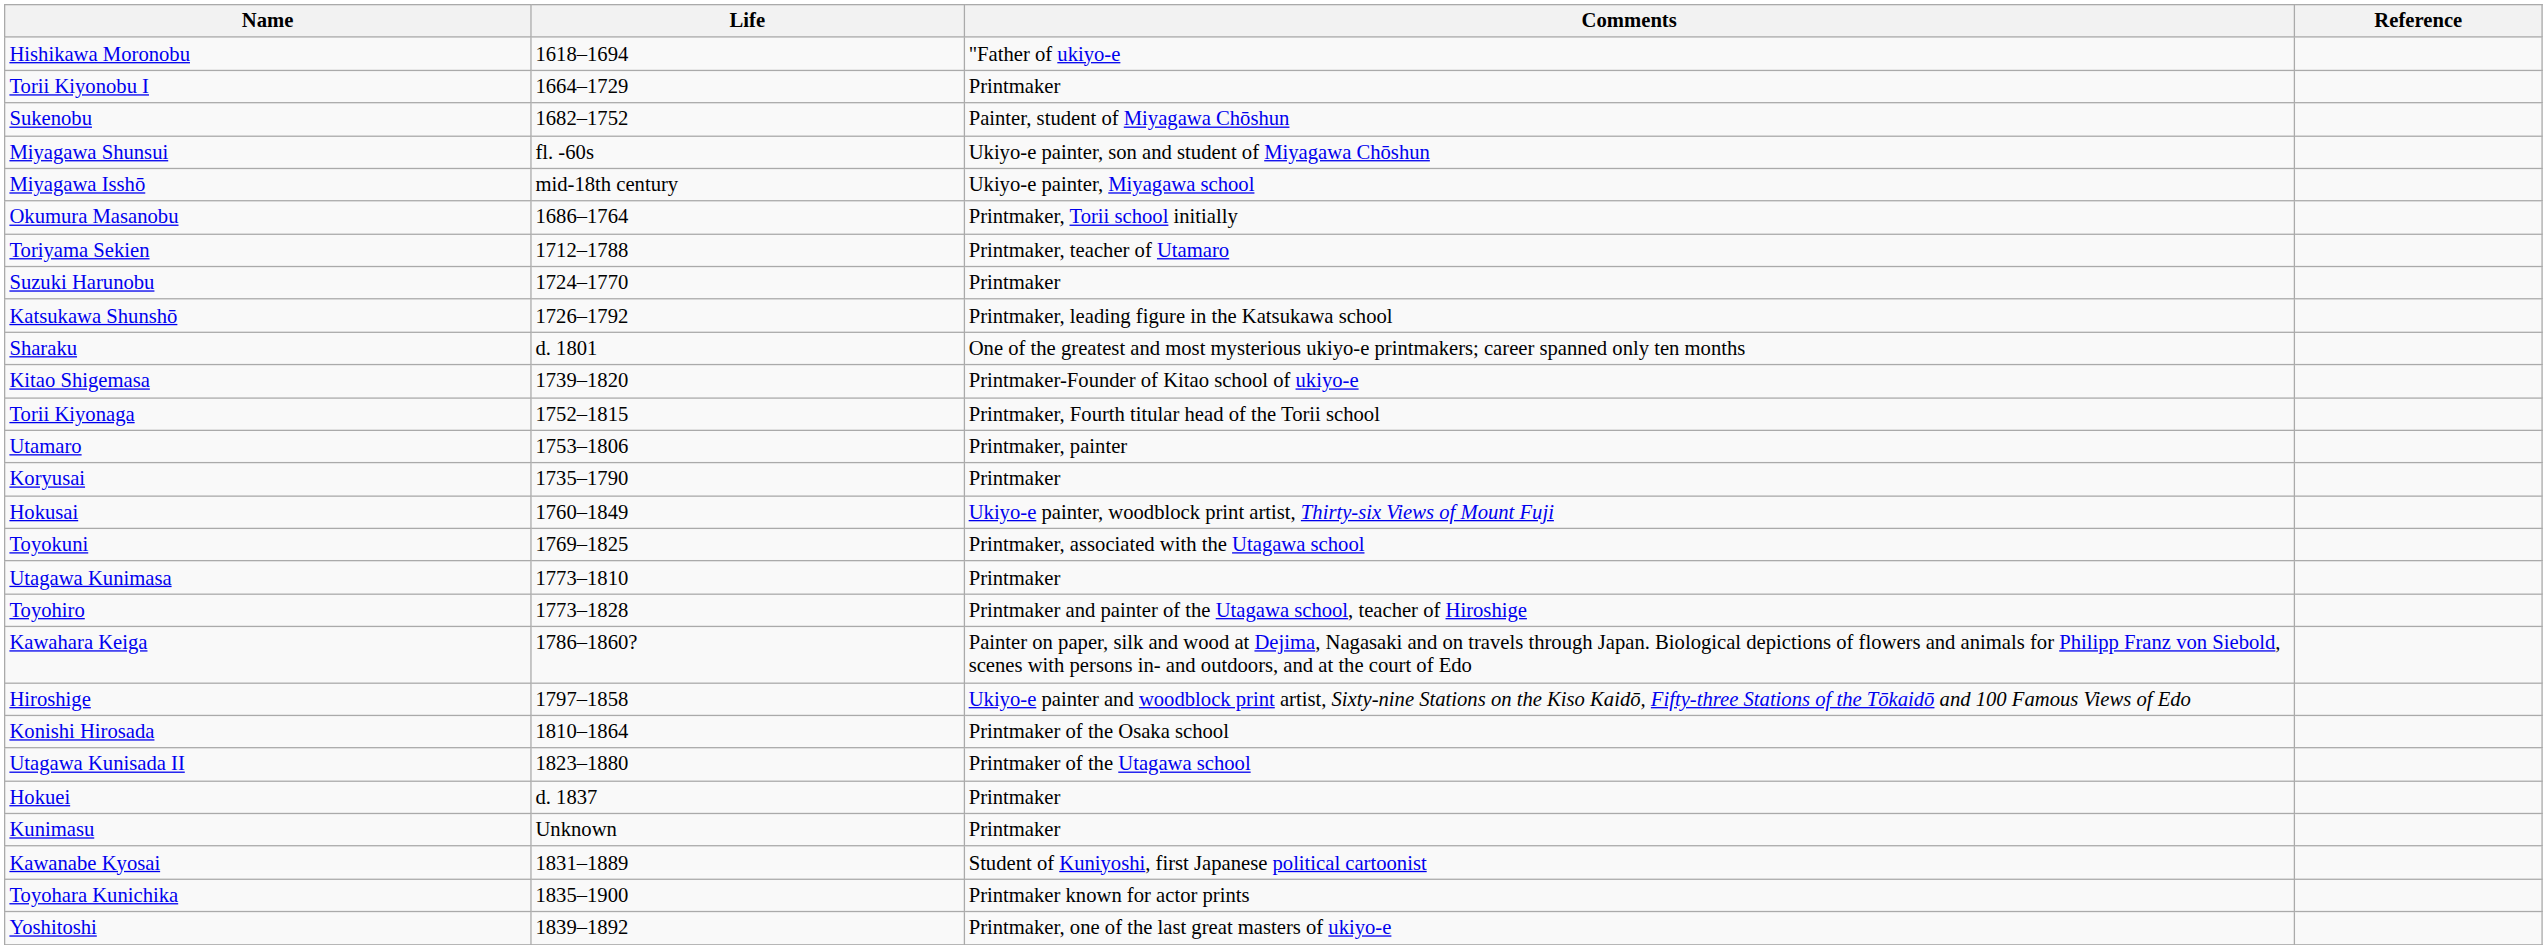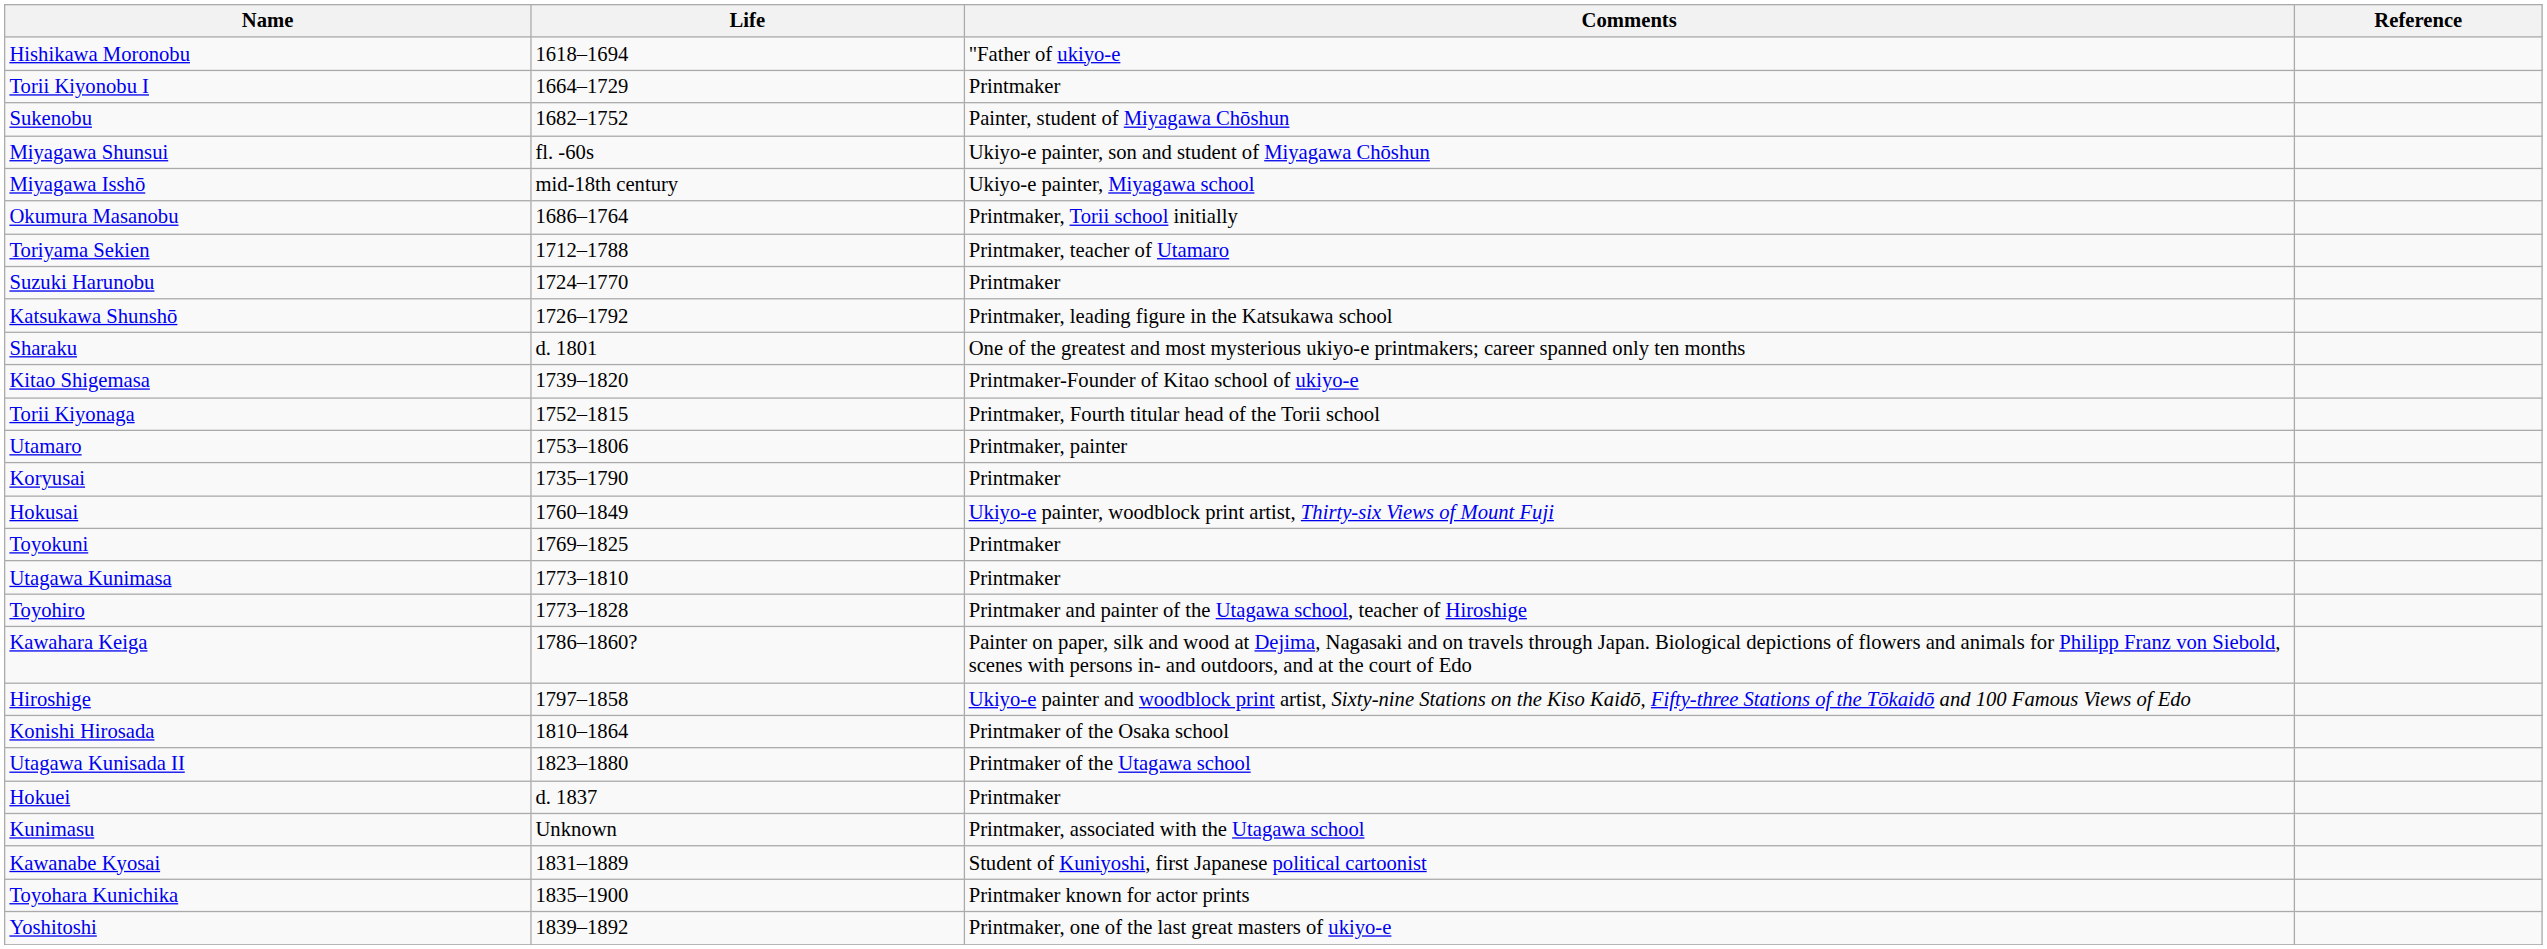(1167, 544) Printmaker, associated with the Utagawa school -> (1015, 544) Printmaker
(1015, 829) Printmaker -> (1167, 829) Printmaker, associated with the Utagawa school
